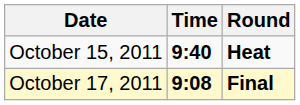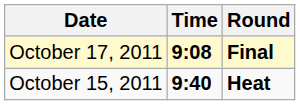rows swapped: (86, 52) <-> (86, 83)
